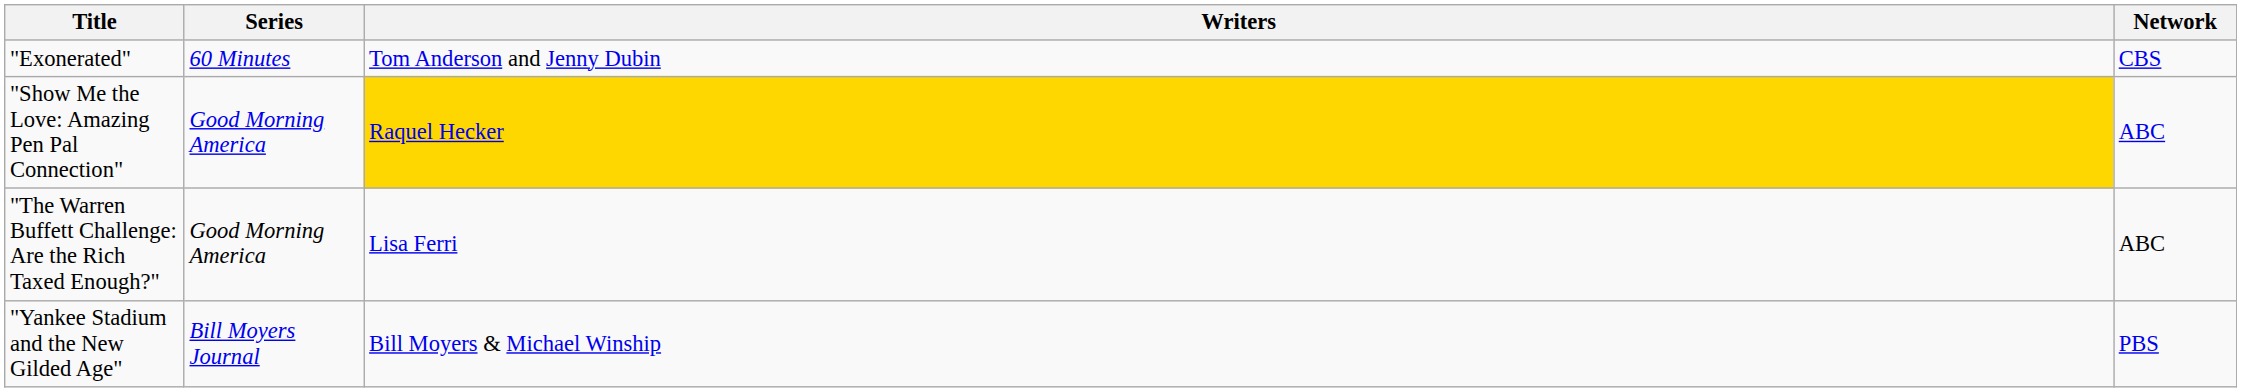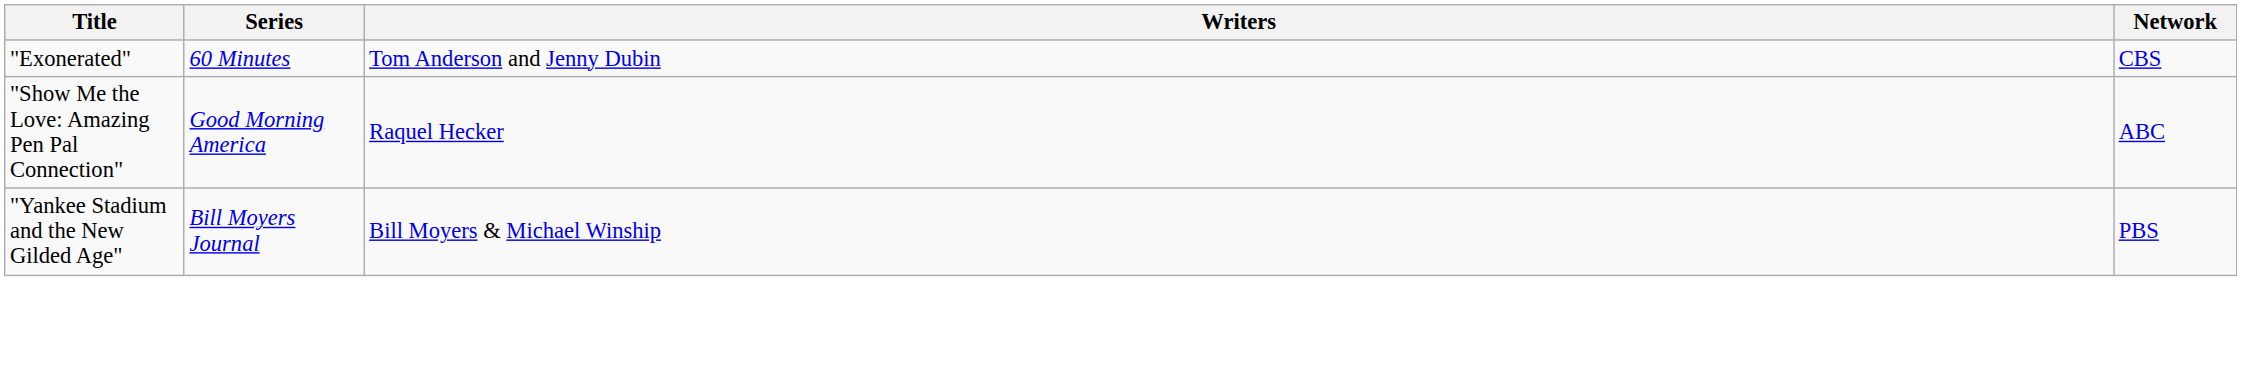(436, 132) gold background -> (436, 132) no background
- row: (93, 243)
